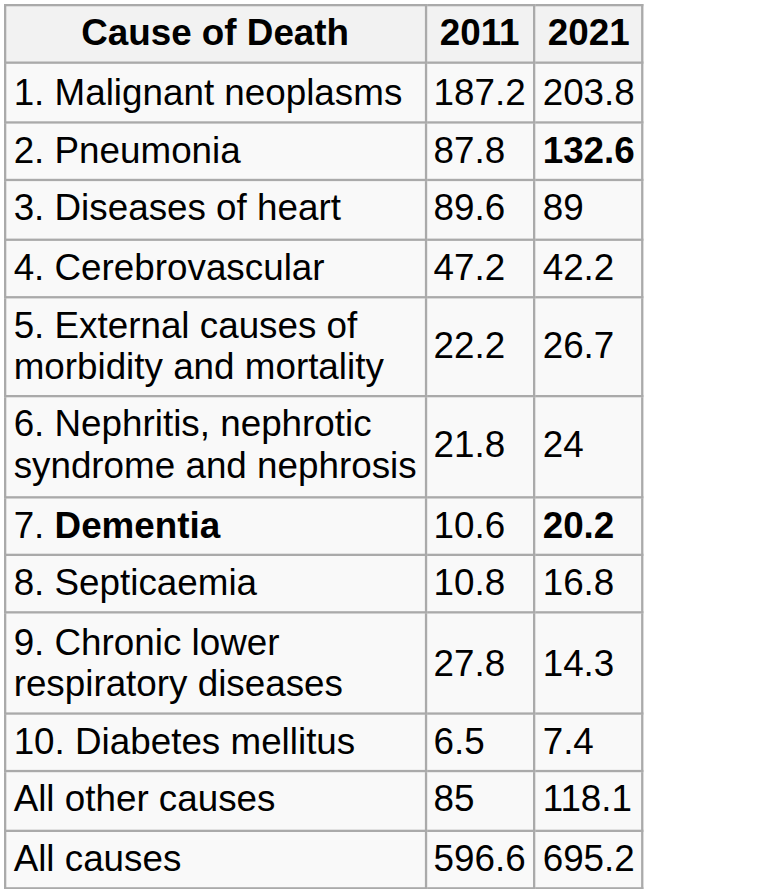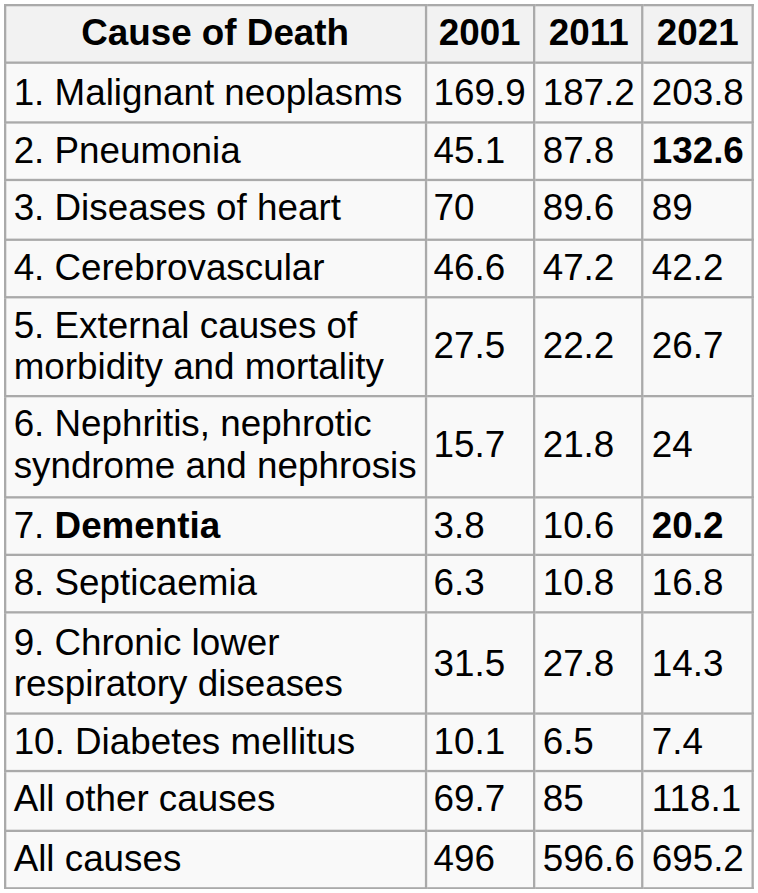+ column: (480, 33)
